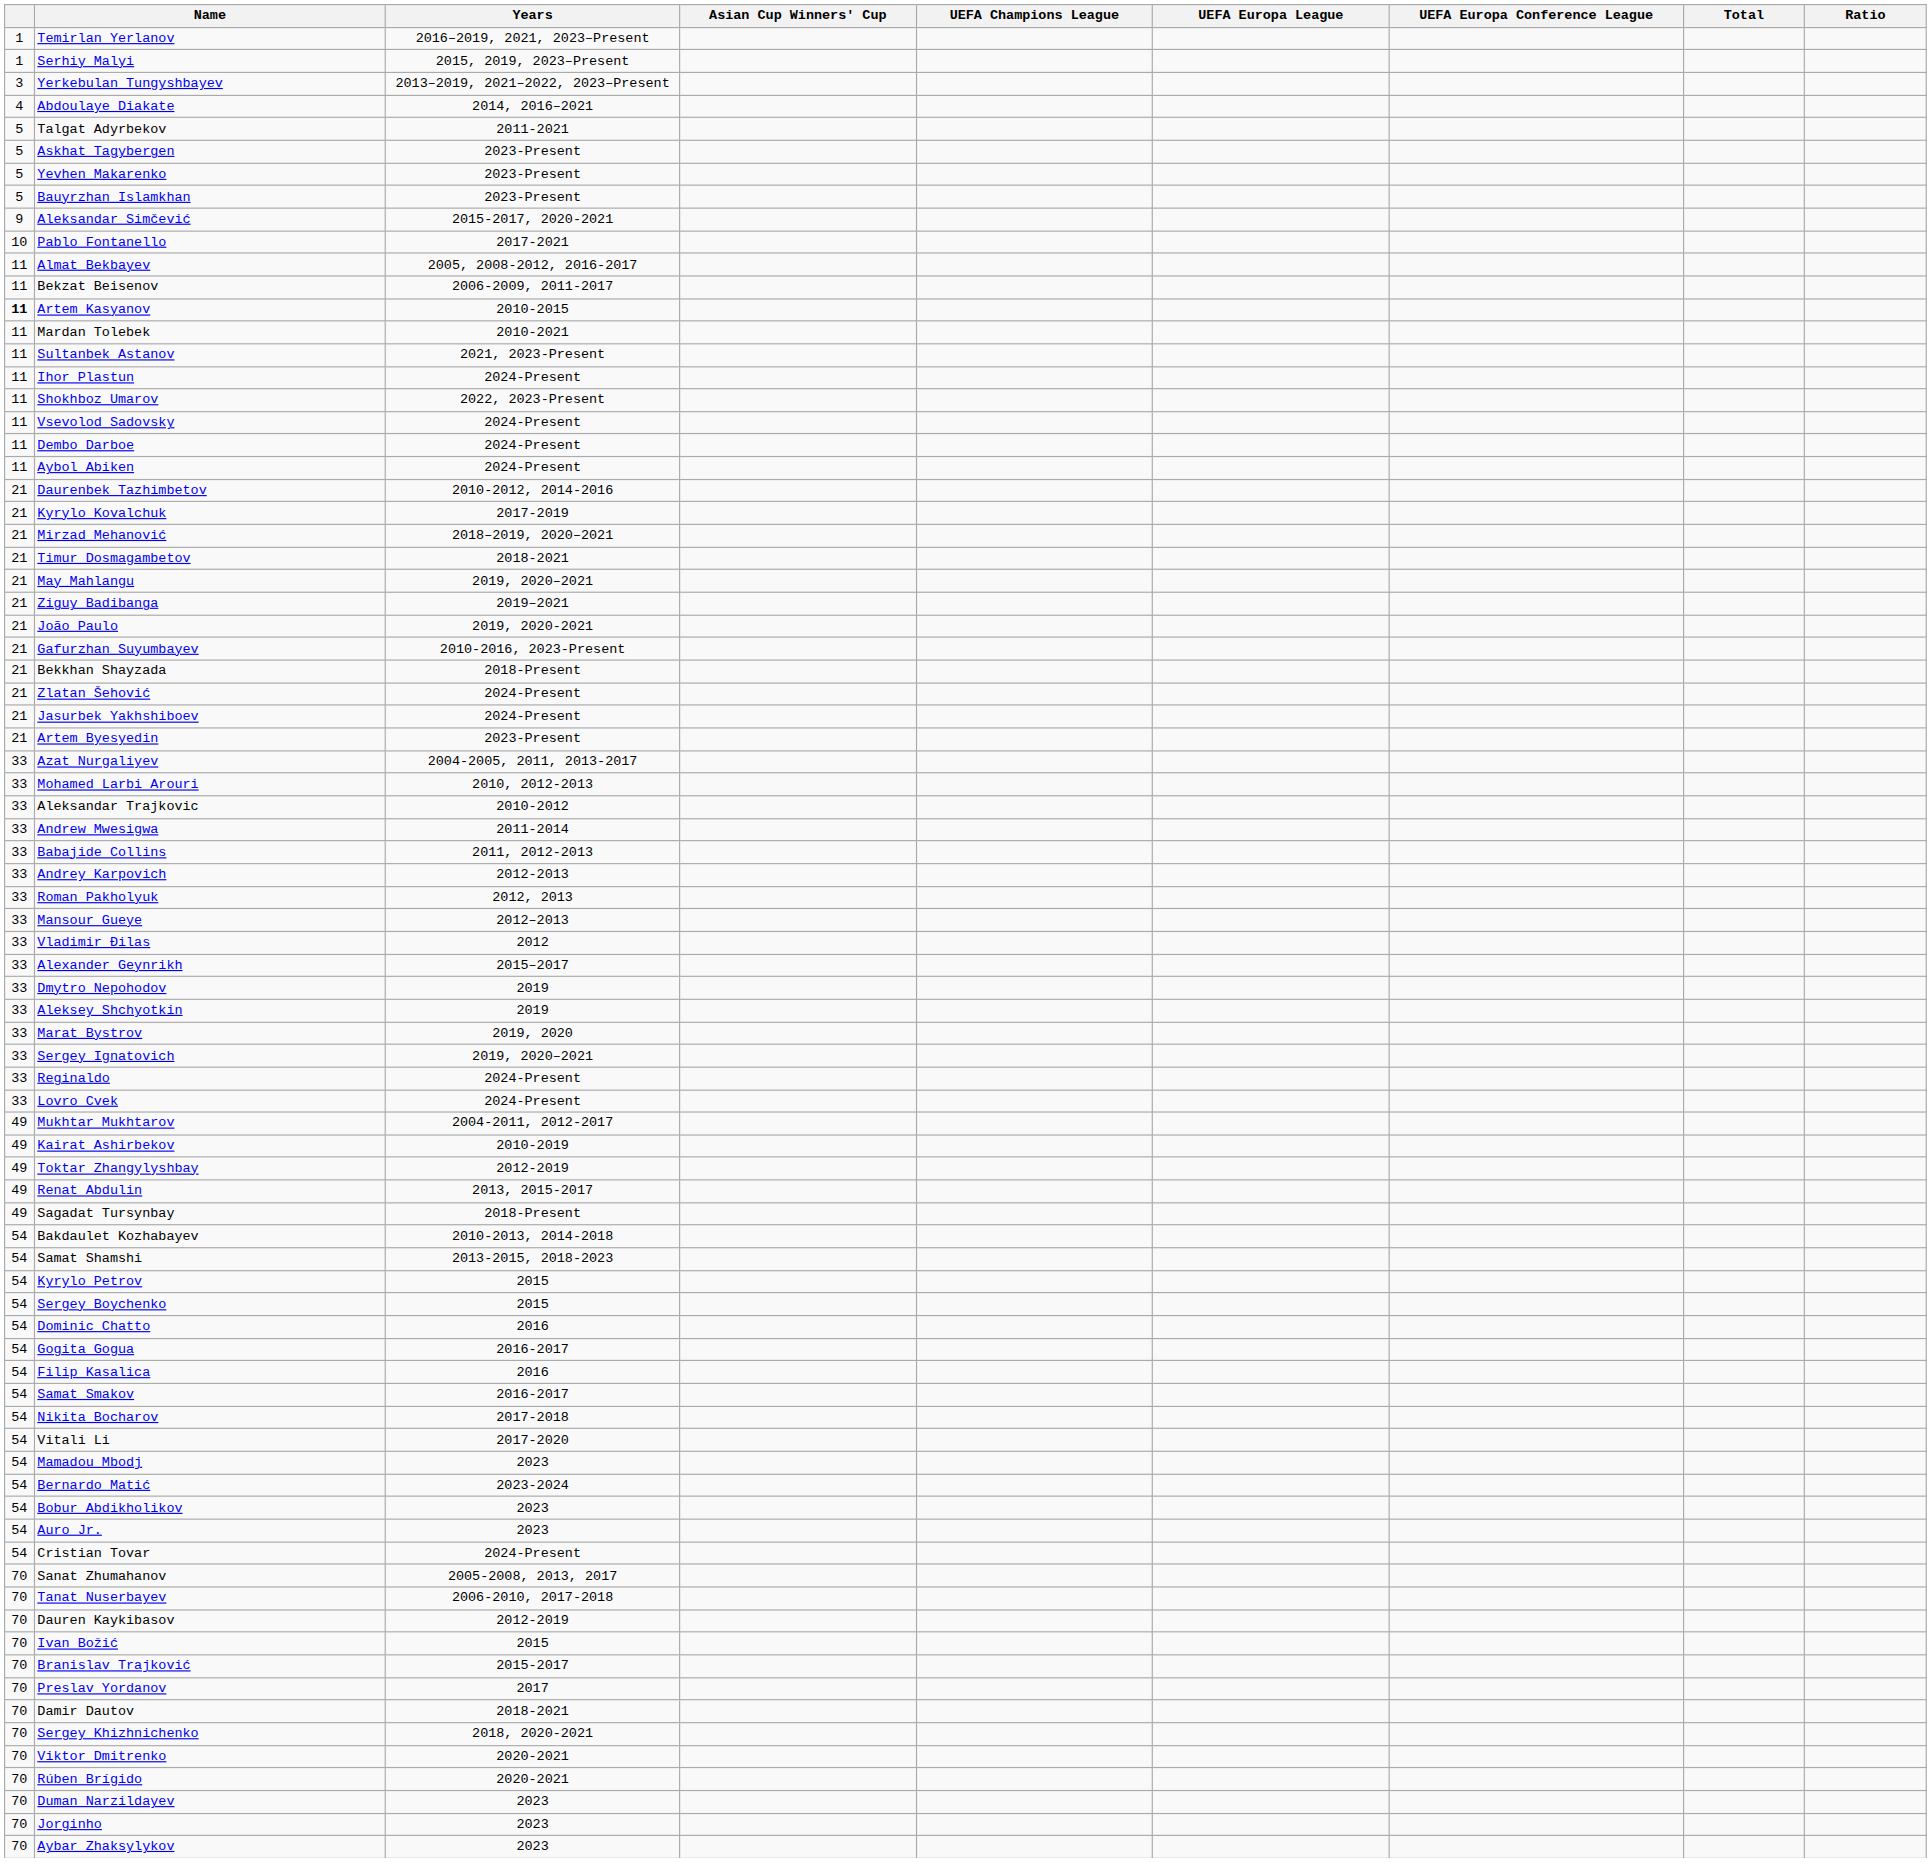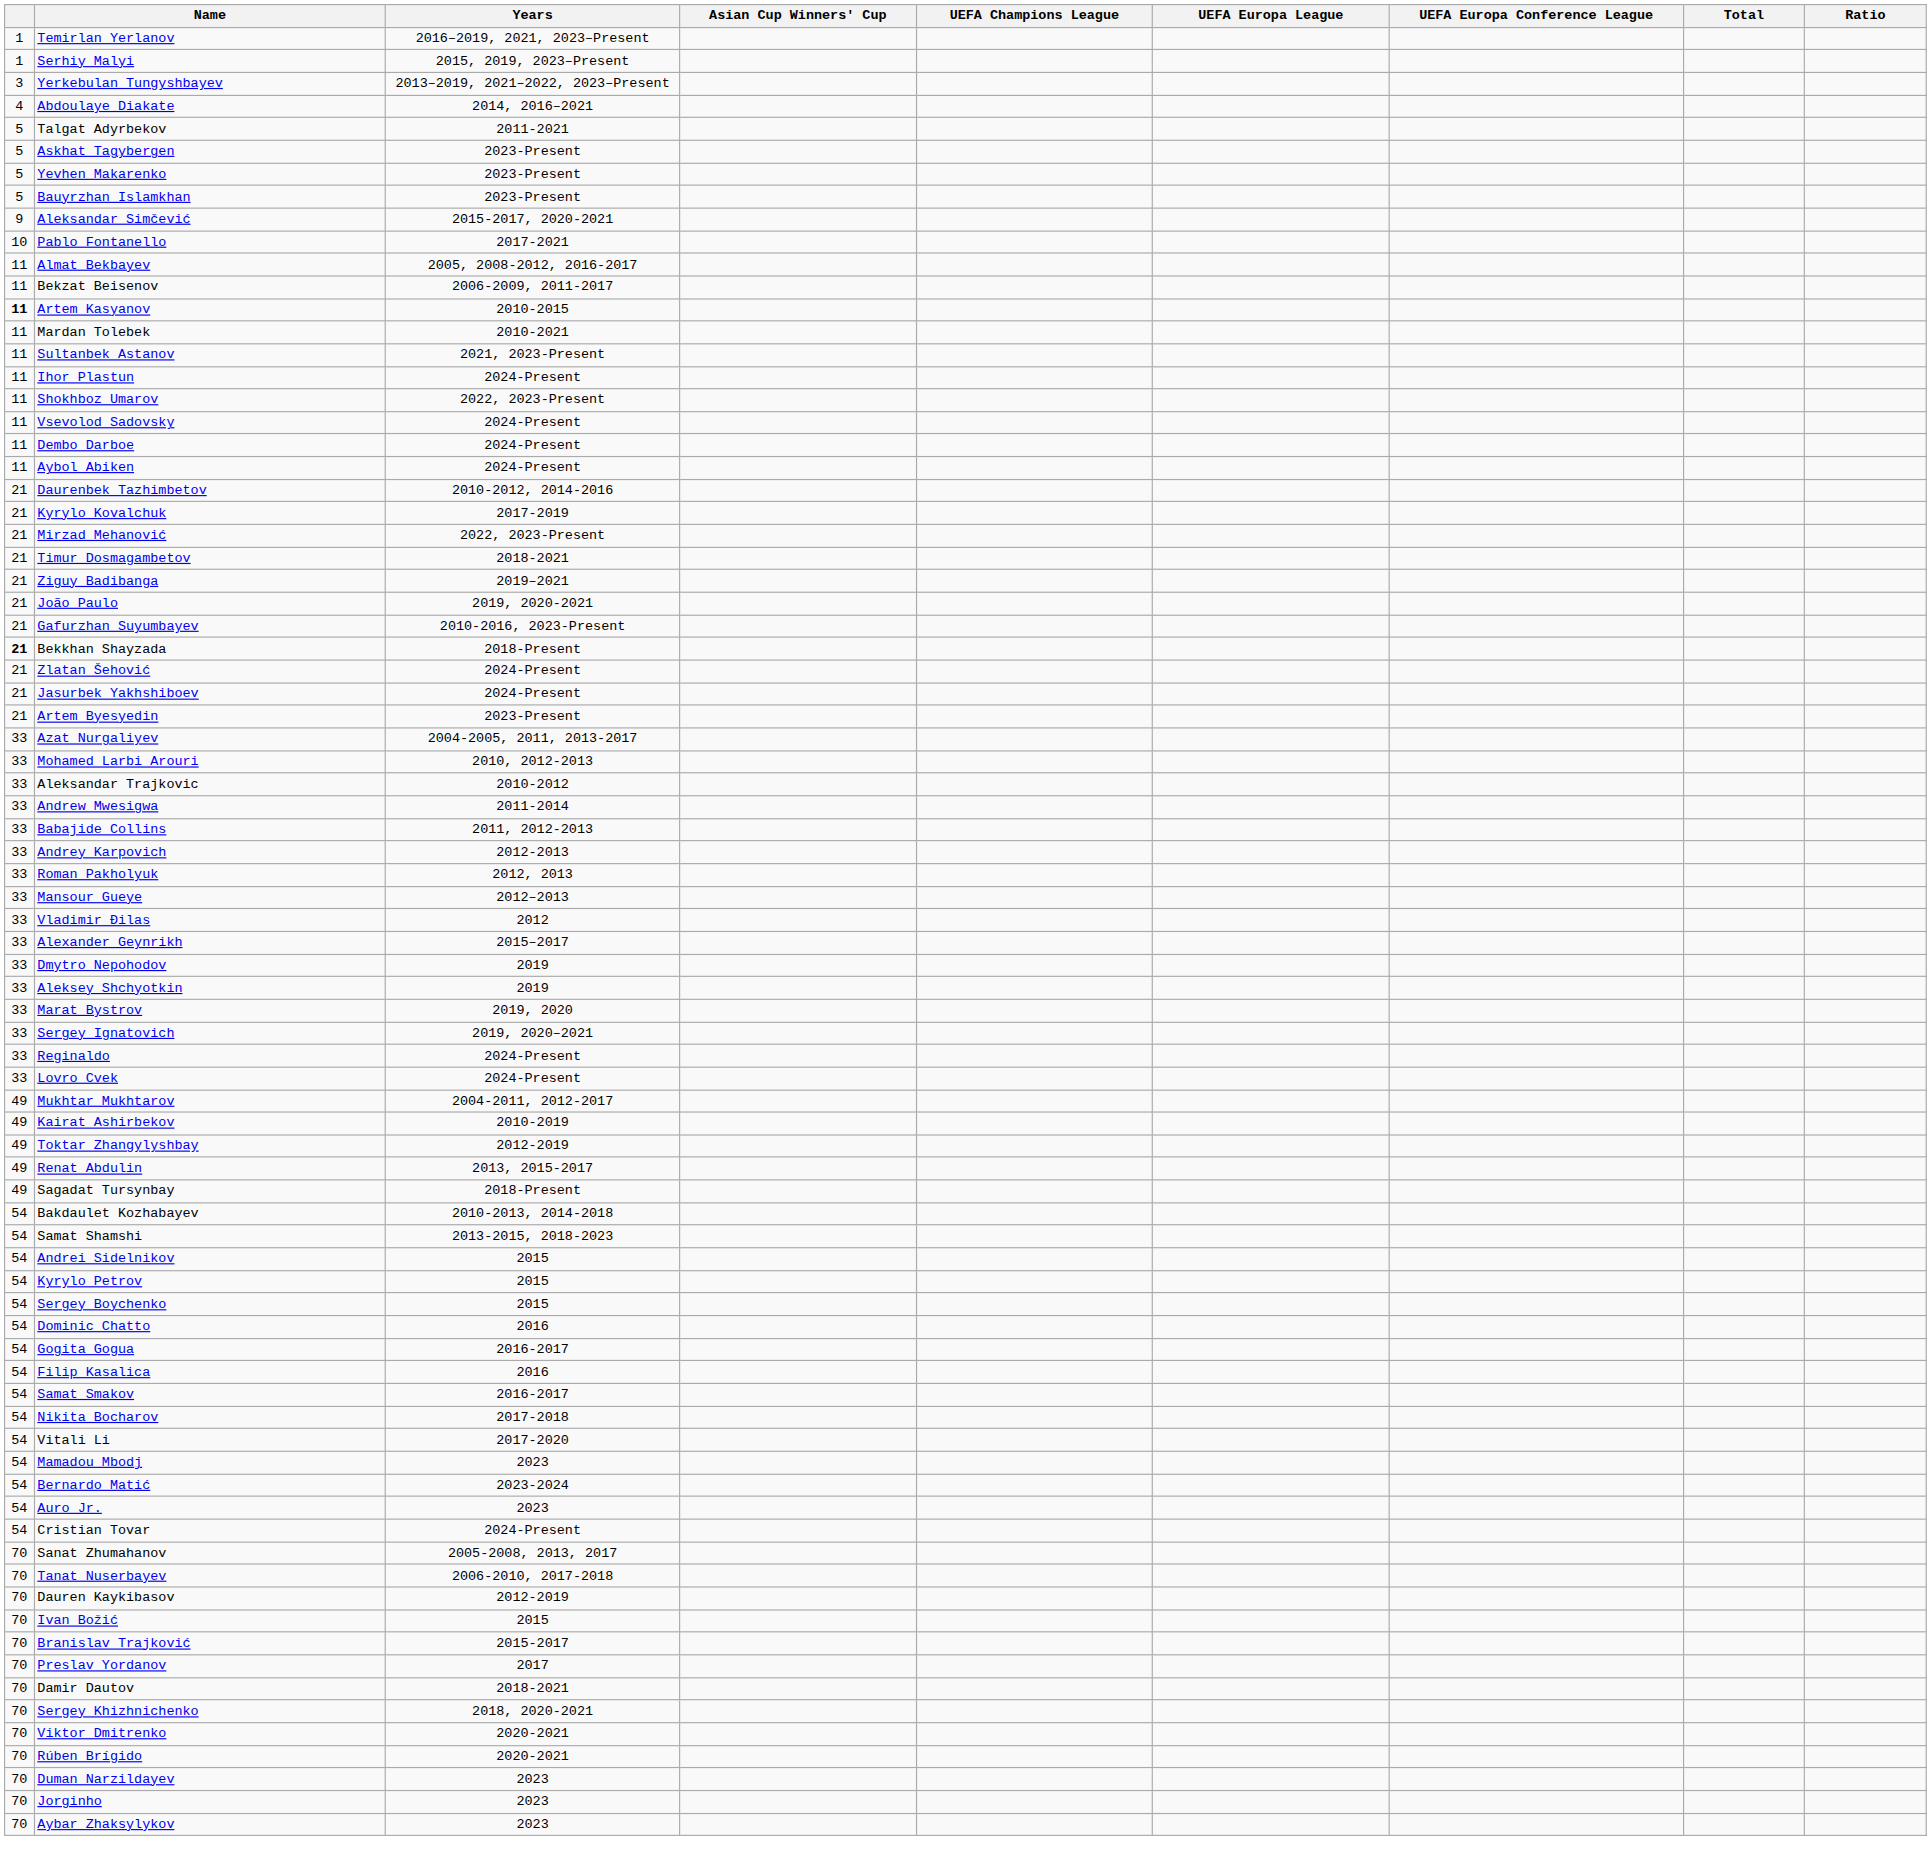(533, 535) 2018–2019, 2020–2021 -> (533, 535) 2022, 2023-Present
- row: (86, 581)
(19, 671) normal -> (19, 648) bold
+ row: (106, 1259)
- row: (110, 1507)
